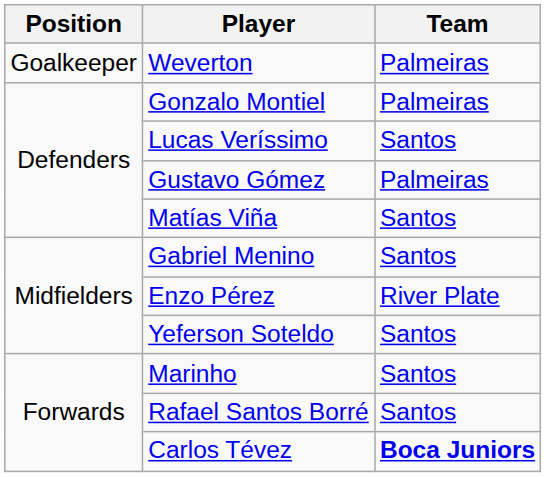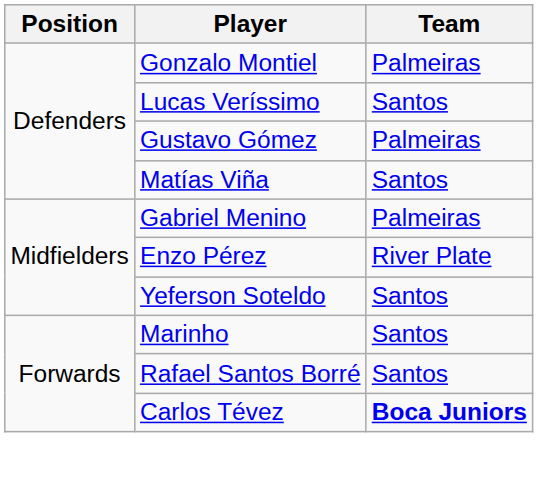- row: (200, 62)
(418, 256) Santos -> (426, 218) Palmeiras
